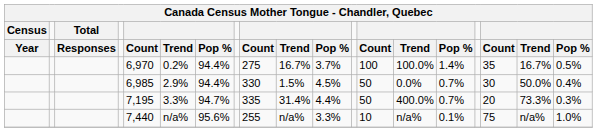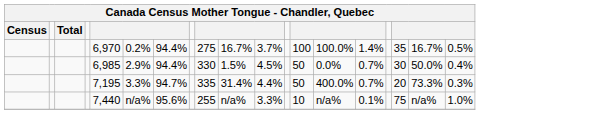- row: (27, 48)
